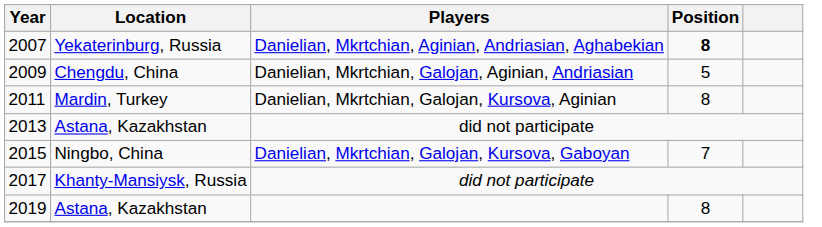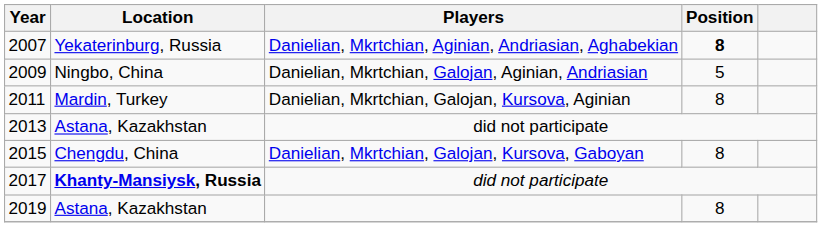(116, 72) Chengdu, China -> (109, 72) Ningbo, China
(109, 153) Ningbo, China -> (116, 153) Chengdu, China
(705, 153) 7 -> (720, 153) 8
(151, 180) normal -> (158, 180) bold
